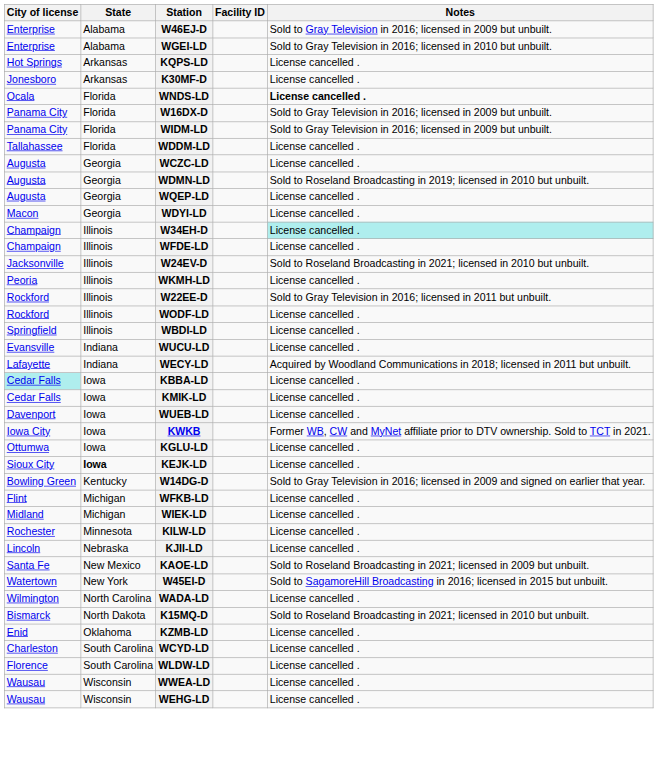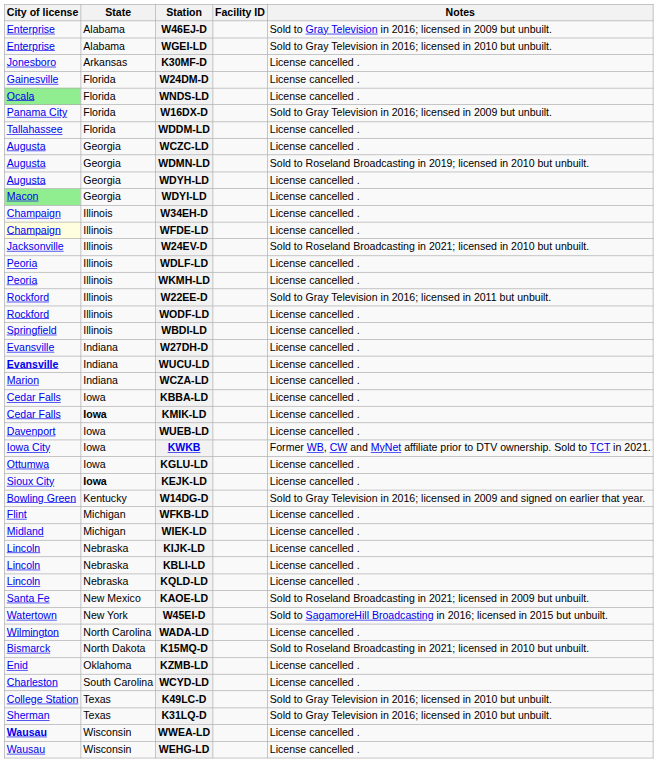- row: (184, 63)
+ row: (184, 79)
(21, 96) no background -> (21, 96) lightgreen background
(318, 96) bold -> (315, 96) normal
- row: (184, 130)
- row: (184, 197)
+ row: (184, 180)
(23, 213) no background -> (23, 197) lightgreen background
(315, 230) paleturquoise background -> (315, 213) no background
(34, 247) no background -> (34, 230) lightyellow background
+ row: (184, 264)
+ row: (184, 347)
(31, 347) normal -> (33, 364) bold
- row: (184, 364)
+ row: (184, 381)
(34, 381) paleturquoise background -> (34, 398) no background
(94, 398) normal -> (95, 414) bold
- row: (184, 532)
- row: (184, 548)
+ row: (184, 548)
+ row: (184, 565)
+ row: (184, 582)
- row: (184, 666)
+ row: (184, 699)
+ row: (184, 716)
(26, 682) normal -> (27, 733) bold
